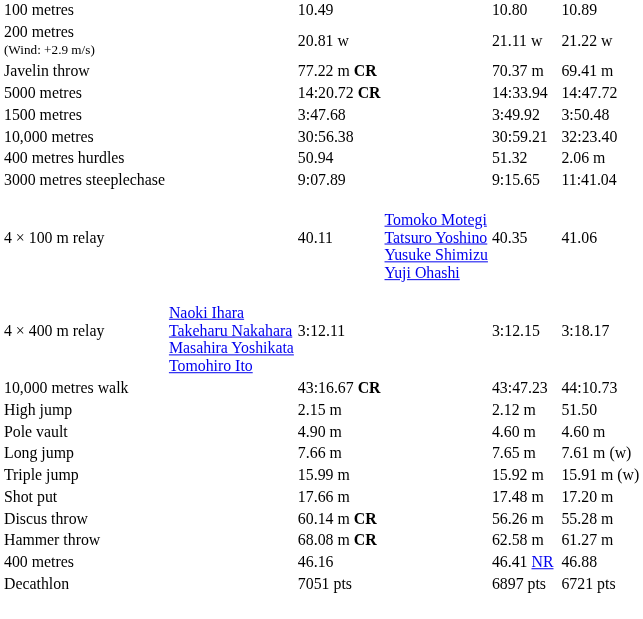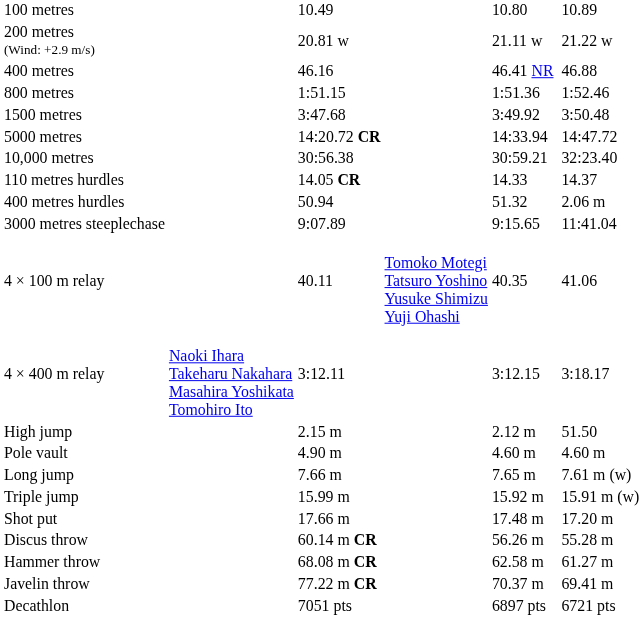rows swapped: (39, 562) <-> (47, 71)
+ row: (39, 93)
rows swapped: (43, 114) <-> (43, 93)
+ row: (64, 180)
- row: (66, 388)
